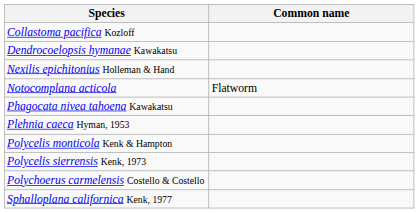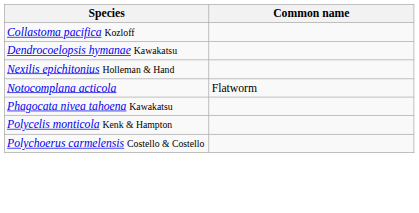- row: (68, 124)
- row: (77, 161)
- row: (89, 198)
